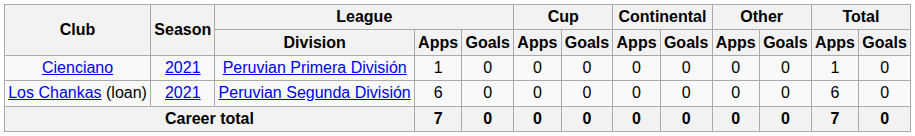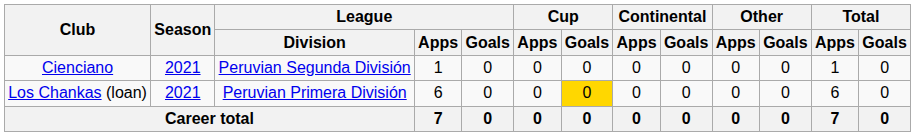(315, 67) Peruvian Primera División -> (315, 67) Peruvian Segunda División
(315, 93) Peruvian Segunda División -> (315, 93) Peruvian Primera División
(587, 93) no background -> (587, 93) gold background
